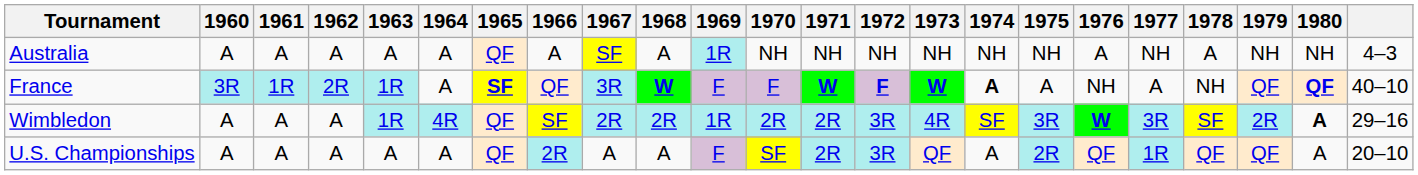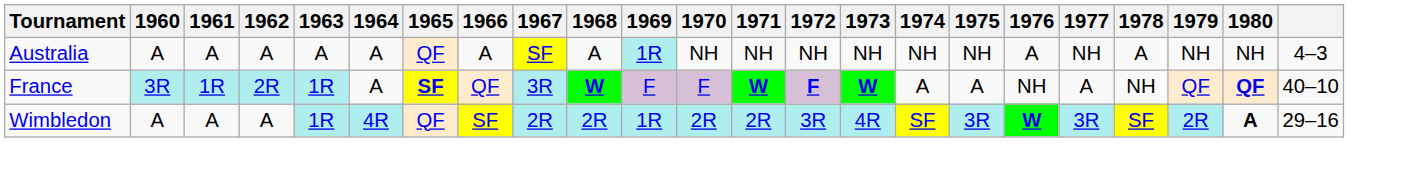(992, 86) bold -> (922, 86) normal
- row: (102, 152)
